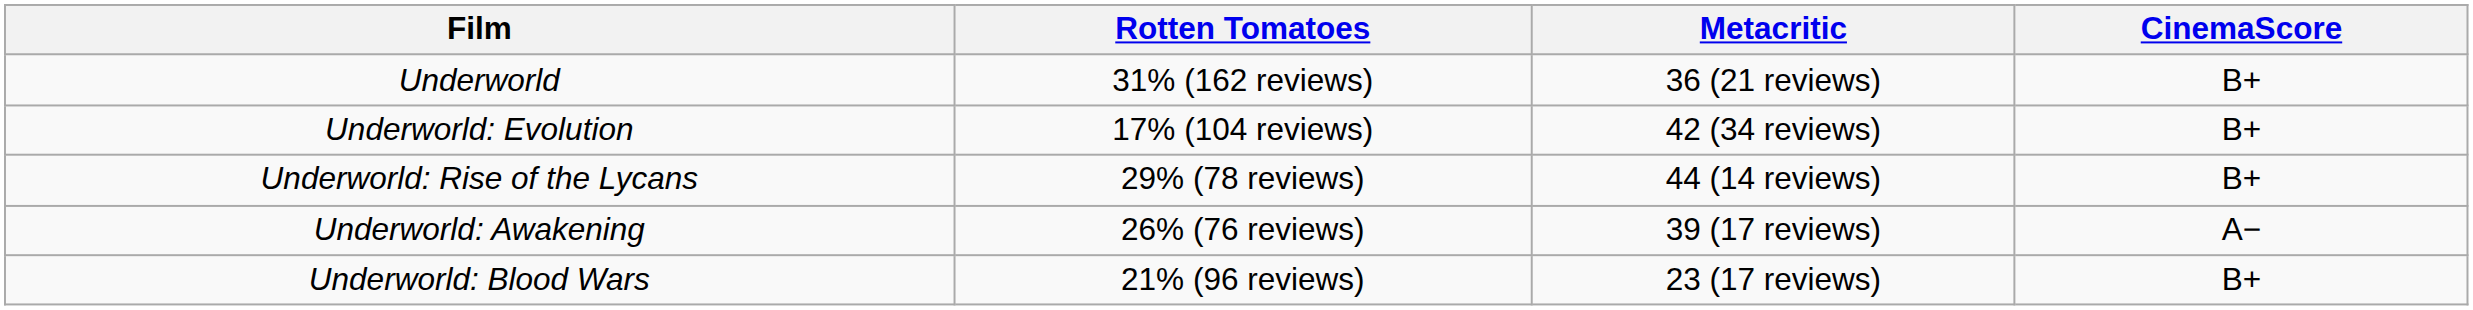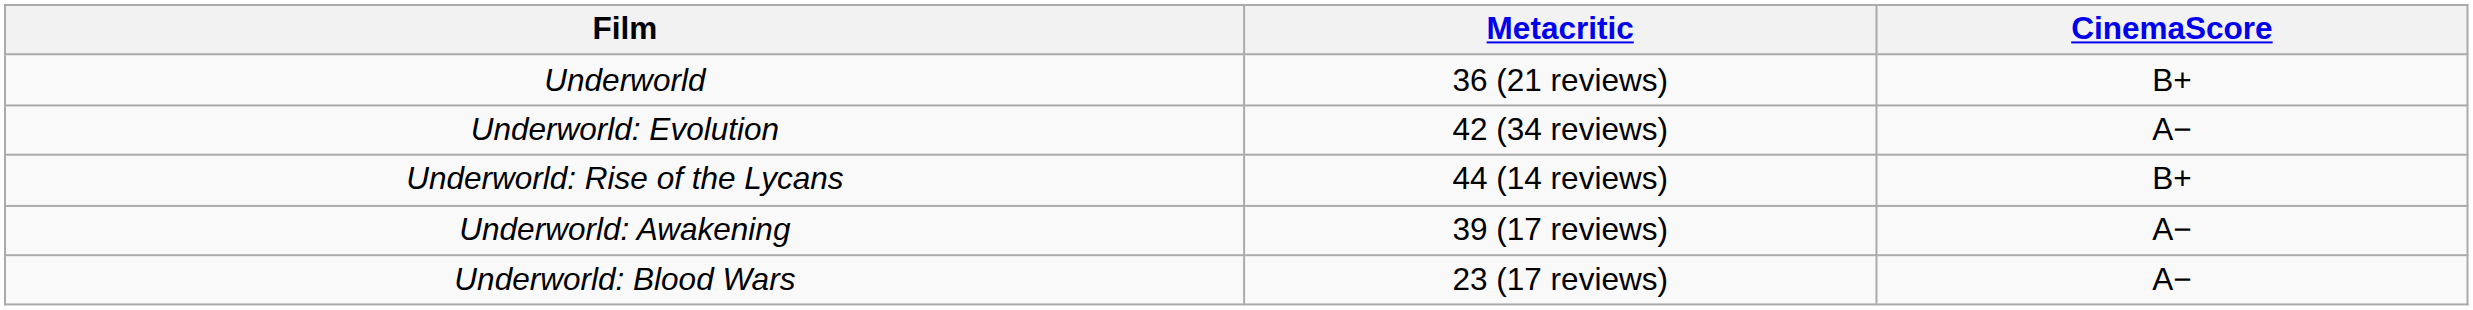- column: (1243, 29)
(2241, 129) B+ -> (2172, 129) A−
(2241, 279) B+ -> (2172, 279) A−
